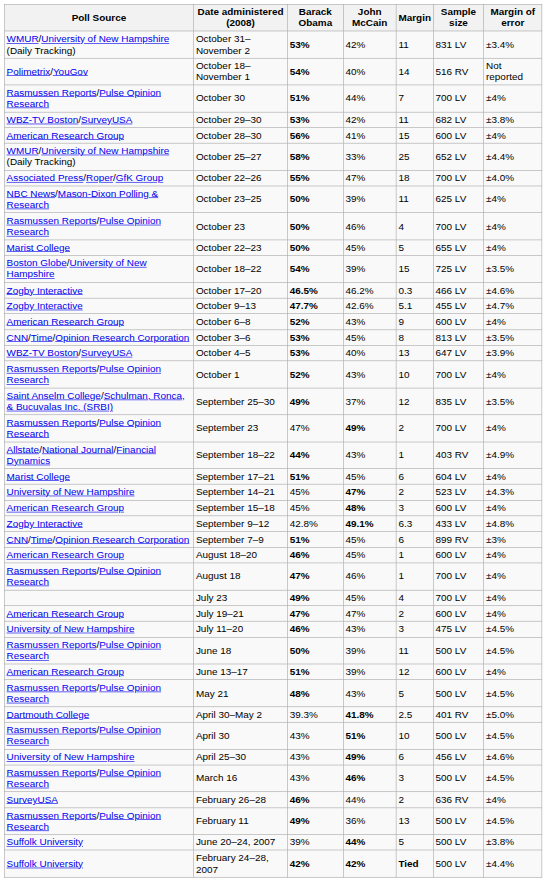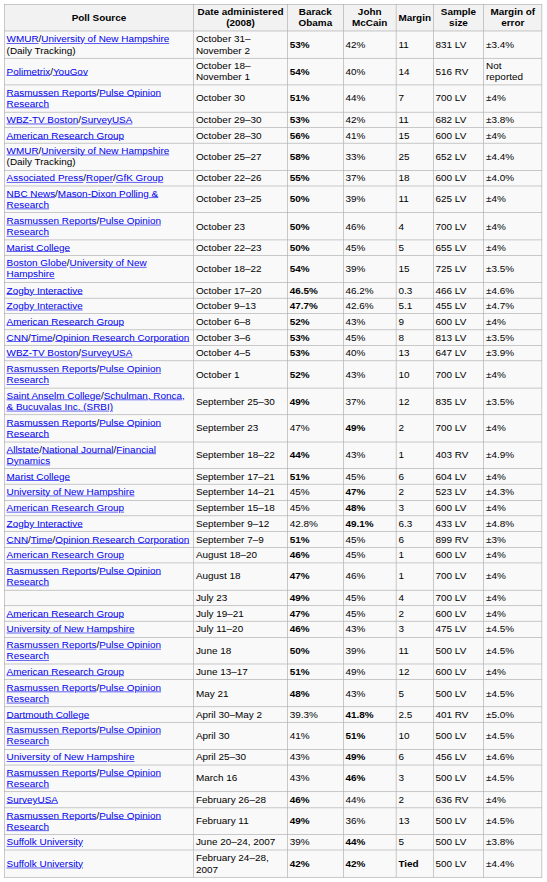(355, 178) 47% -> (355, 178) 37%
(451, 178) 700 LV -> (451, 178) 600 LV
(355, 613) 47% -> (355, 613) 45%
(355, 672) 39% -> (355, 672) 49%
(300, 735) 43% -> (300, 735) 41%
